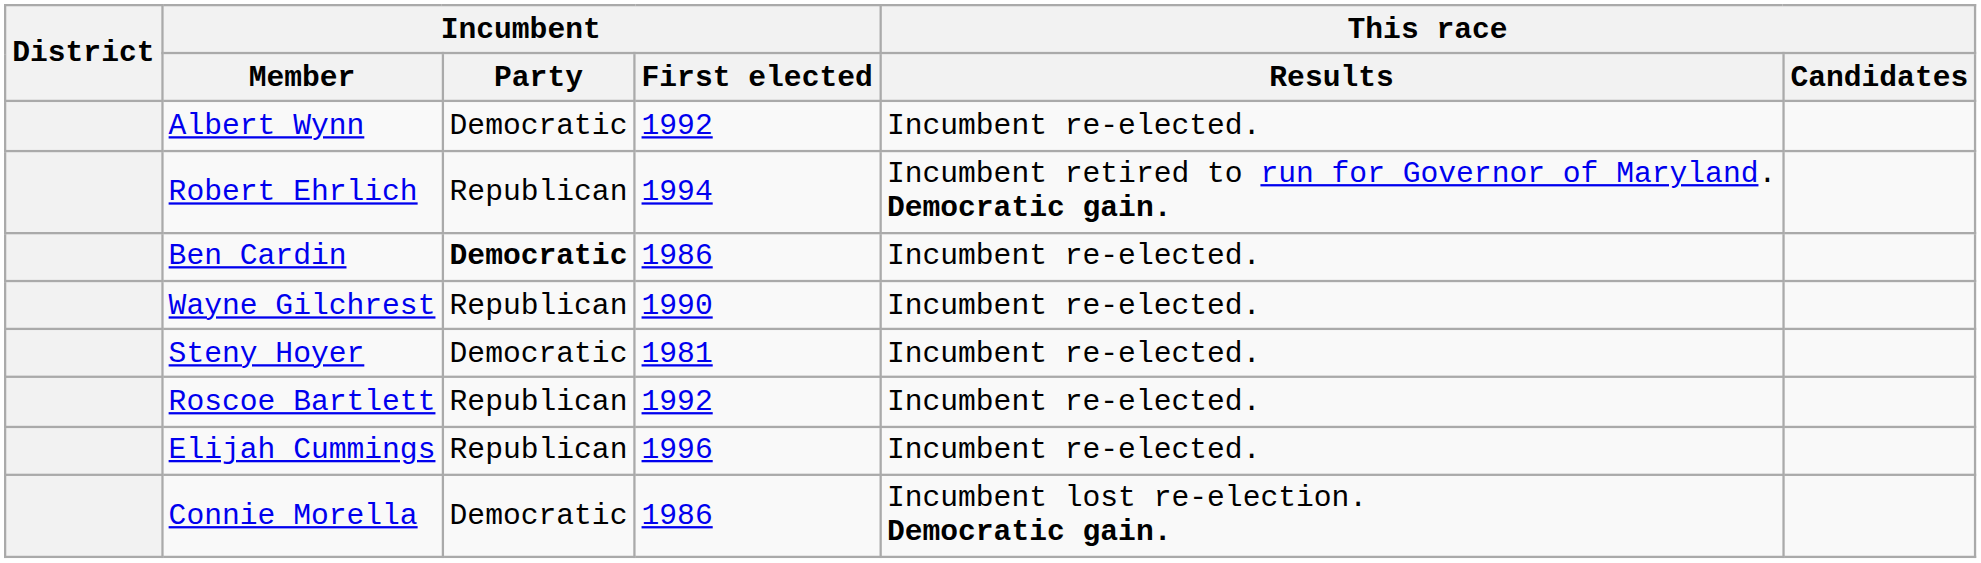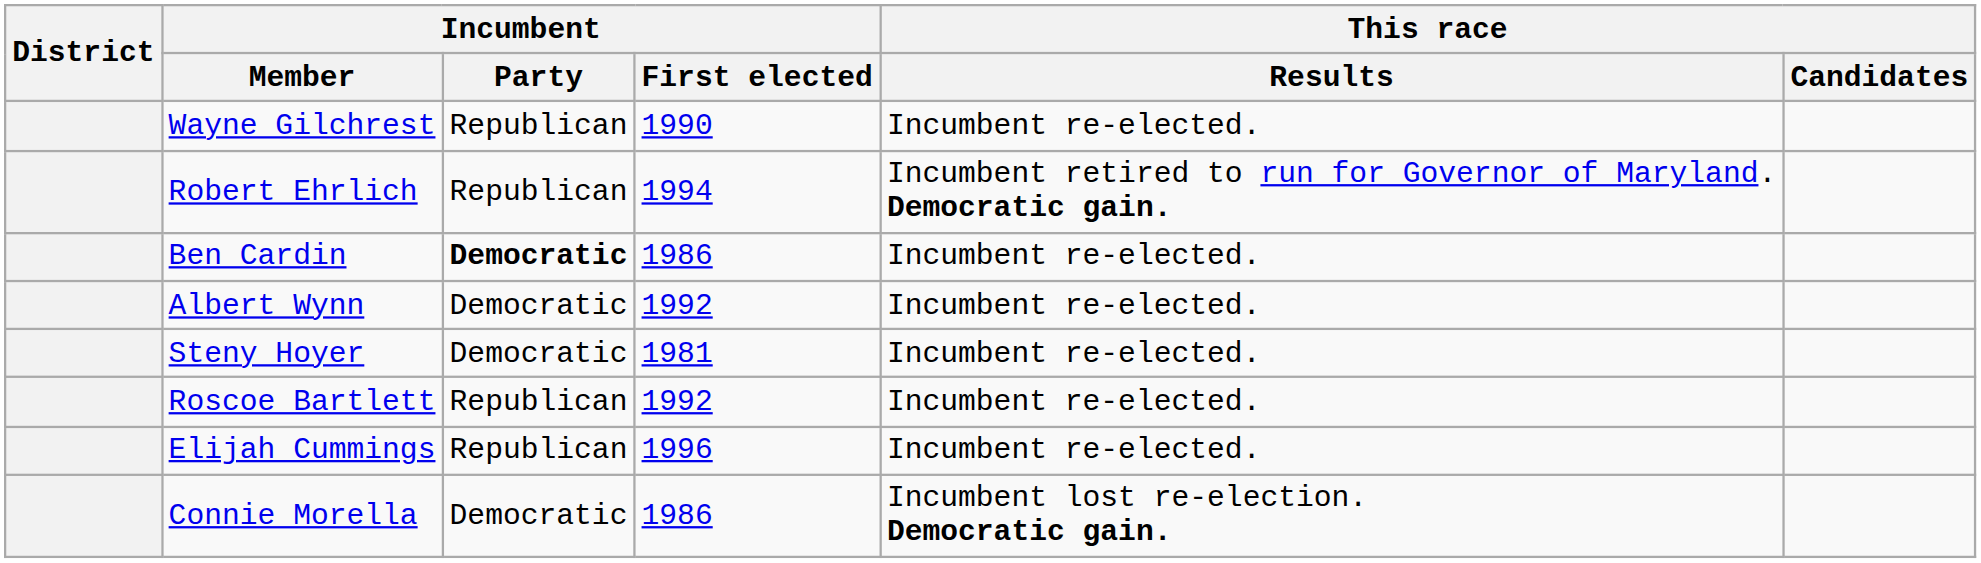rows swapped: (302, 305) <-> (266, 126)
